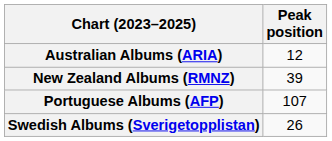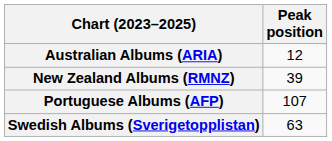(295, 124) 26 -> (295, 124) 63
